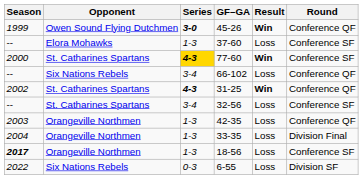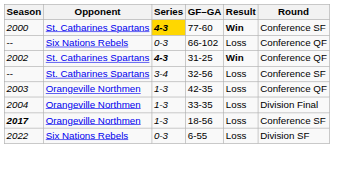- row: (229, 27)
- row: (229, 43)
(190, 74) 3-4 -> (161, 43) 0-3
